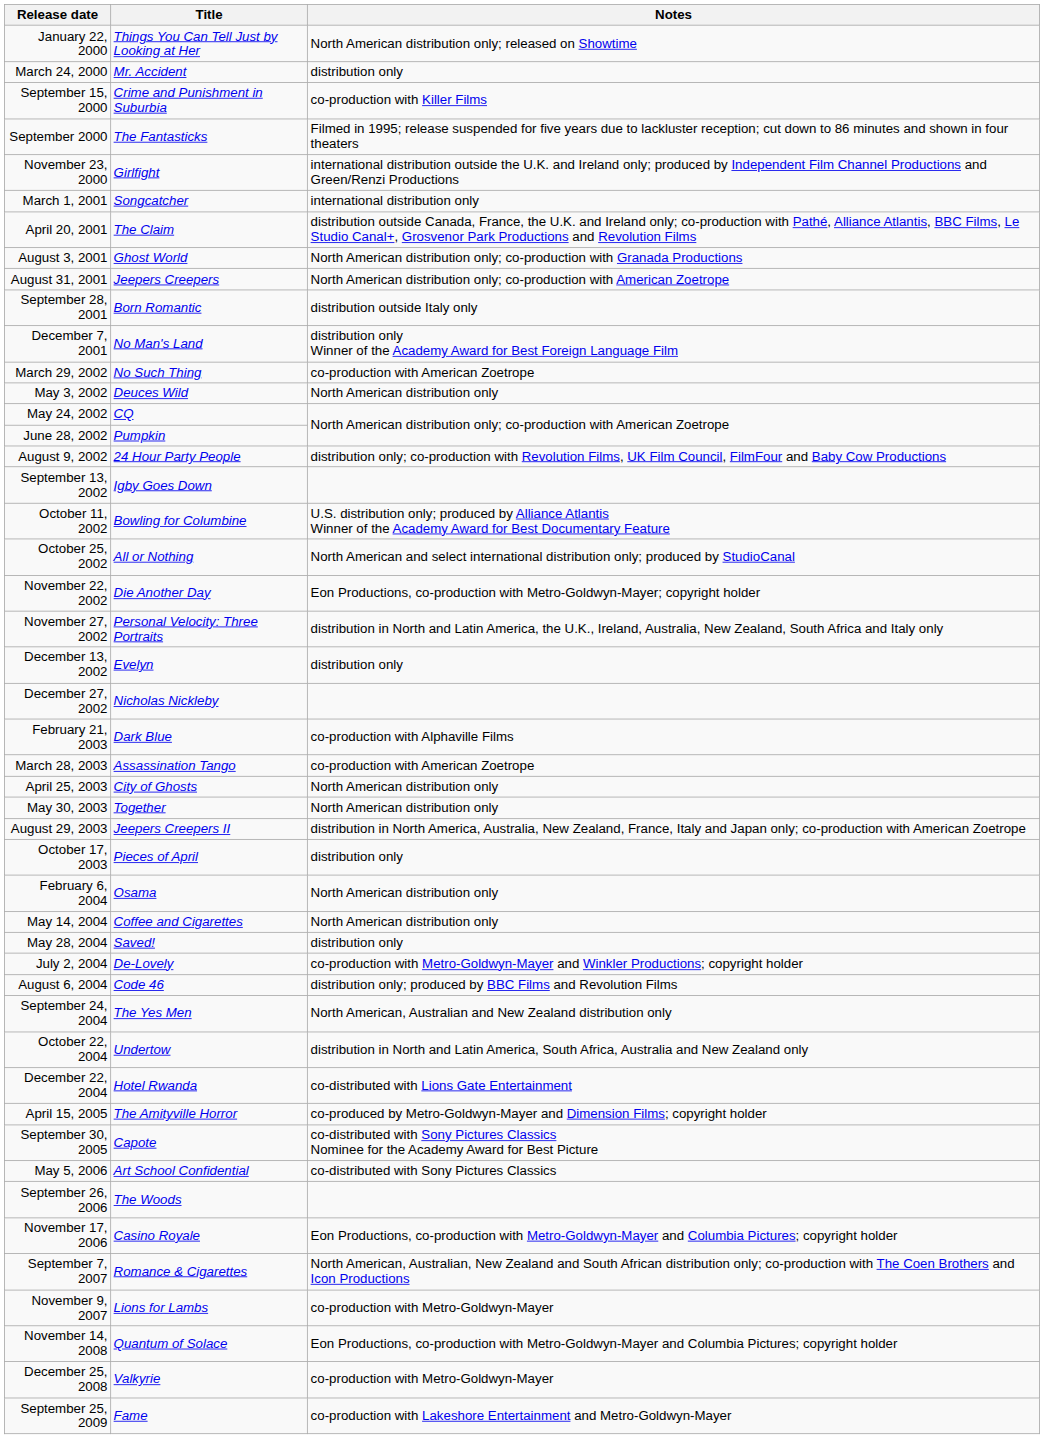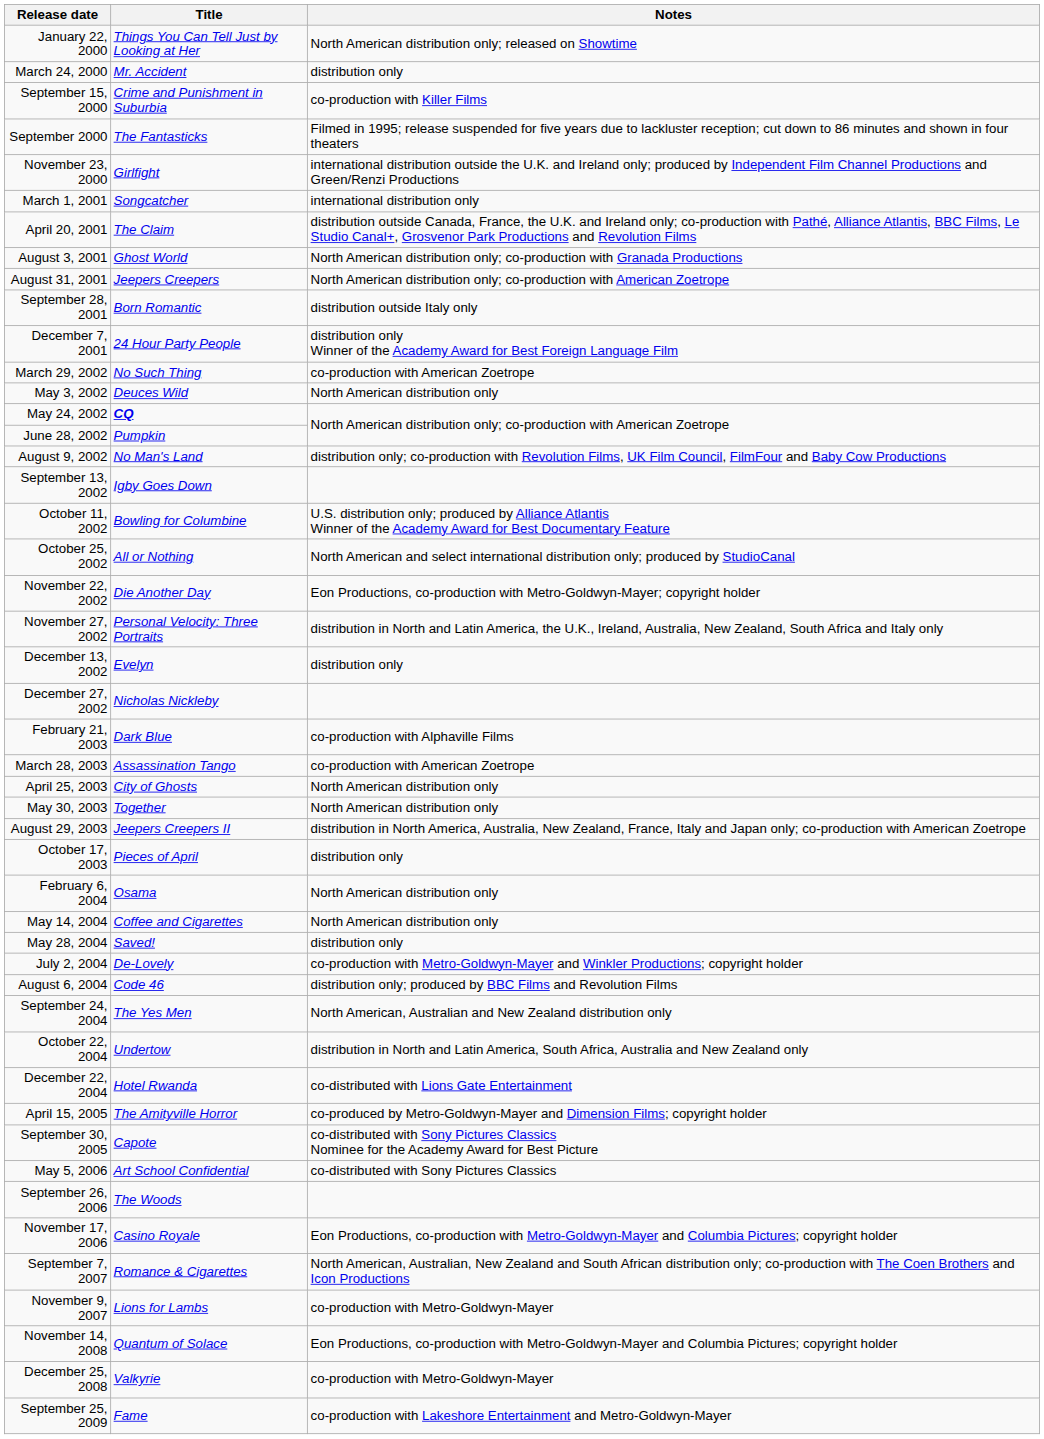(158, 343) No Man's Land -> (177, 343) 24 Hour Party People
(124, 414) normal -> (124, 414) bold
(177, 456) 24 Hour Party People -> (158, 456) No Man's Land
